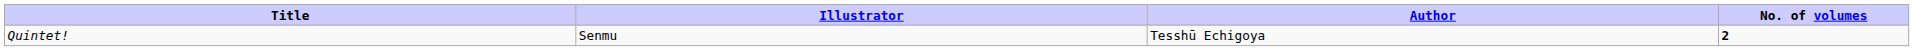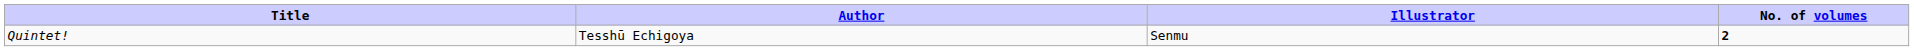columns swapped: (1433, 15) <-> (861, 15)
